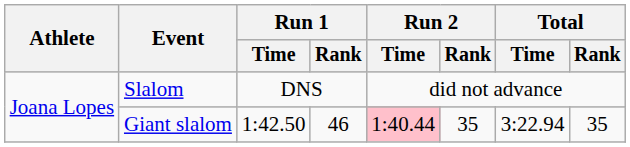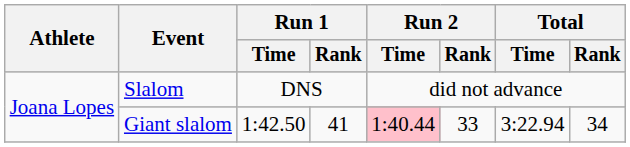(338, 124) 46 -> (338, 124) 41
(468, 124) 35 -> (468, 124) 33
(597, 124) 35 -> (597, 124) 34
